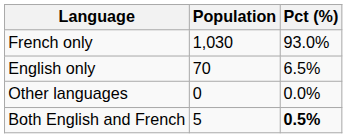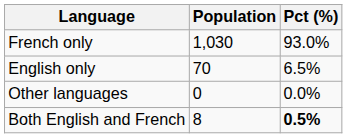(197, 119) 5 -> (197, 119) 8
